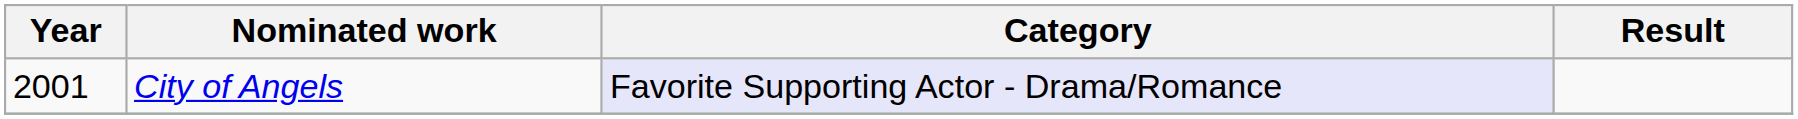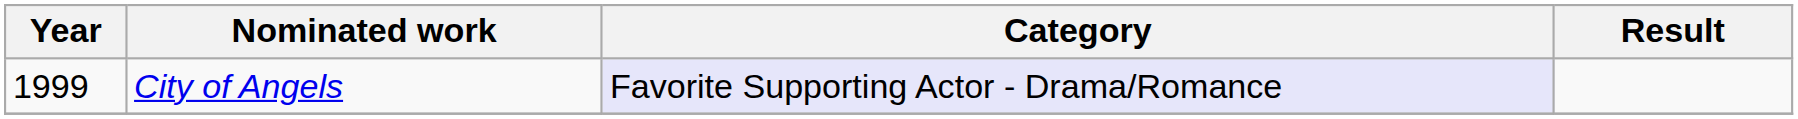(51, 85) 2001 -> (51, 85) 1999
